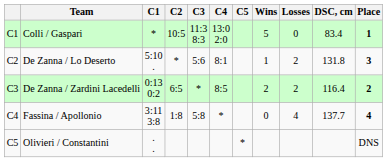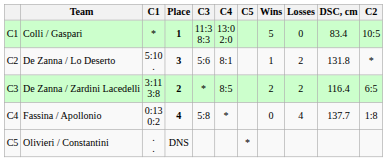columns swapped: (176, 12) <-> (369, 12)
(154, 88) 0:13 0:2 -> (154, 88) 3:11 3:8
(154, 116) 3:11 3:8 -> (154, 116) 0:13 0:2
